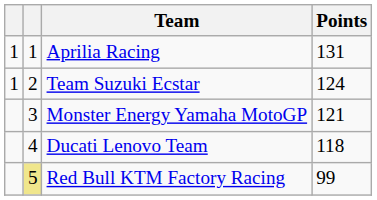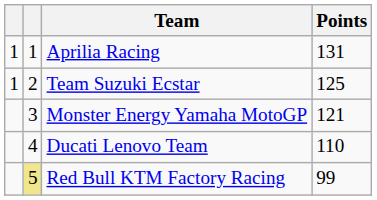(331, 83) 124 -> (331, 83) 125
(330, 146) 118 -> (330, 146) 110
